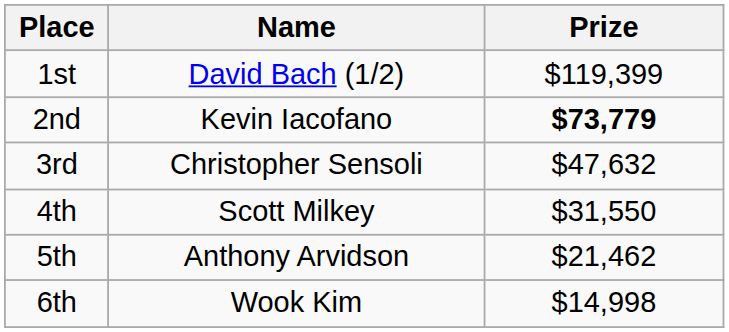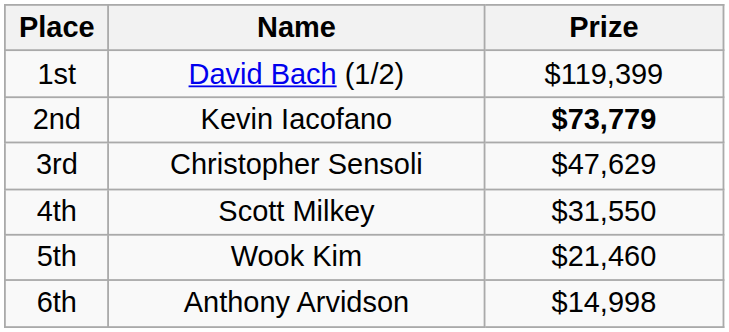(604, 165) $47,632 -> (604, 165) $47,629
(296, 257) Anthony Arvidson -> (296, 257) Wook Kim
(604, 257) $21,462 -> (604, 257) $21,460
(296, 303) Wook Kim -> (296, 303) Anthony Arvidson
